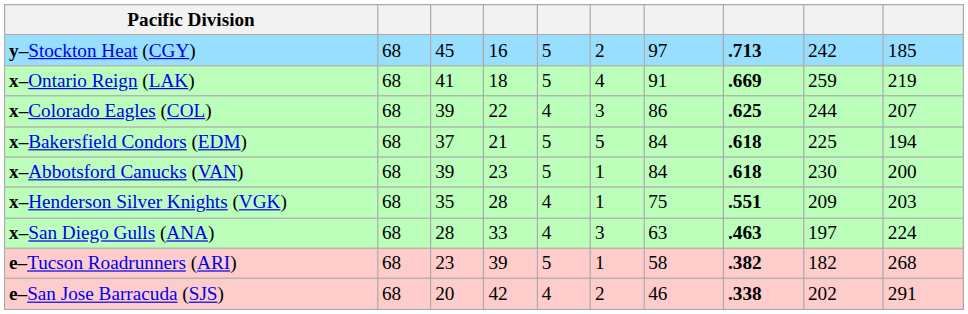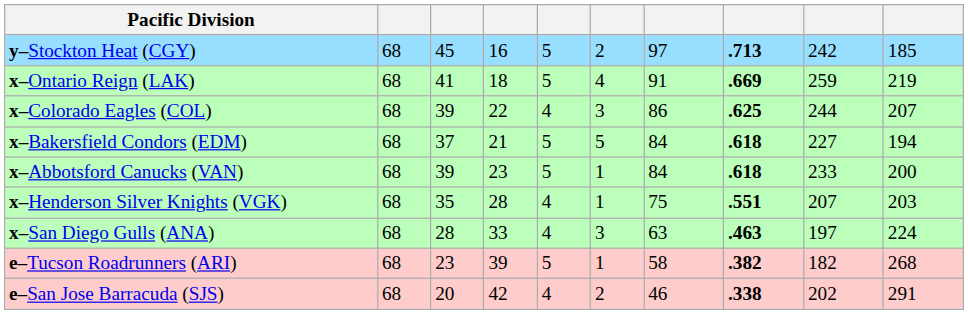(822, 141) 225 -> (822, 141) 227
(822, 171) 230 -> (822, 171) 233
(822, 202) 209 -> (822, 202) 207
